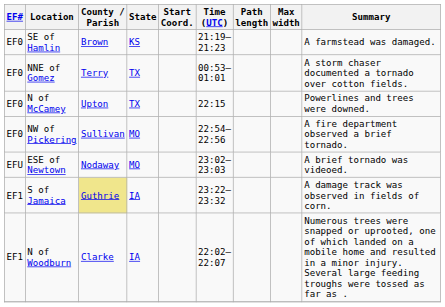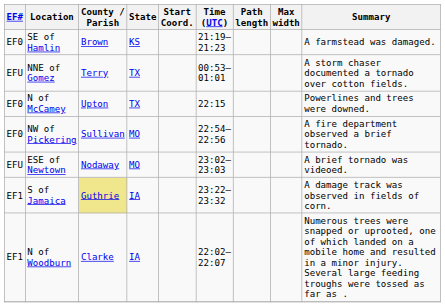(15, 73) EF0 -> (15, 73) EFU
